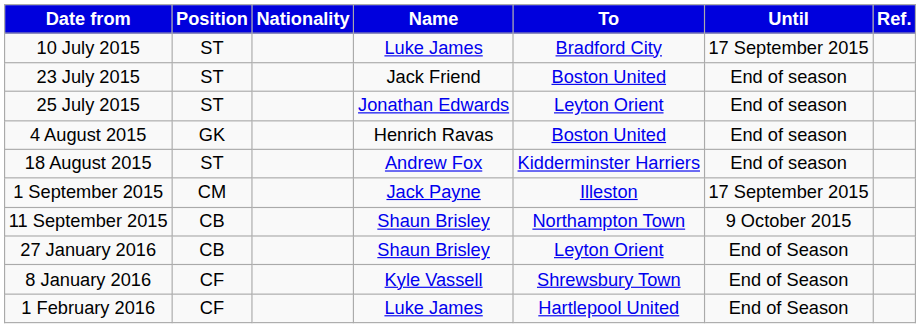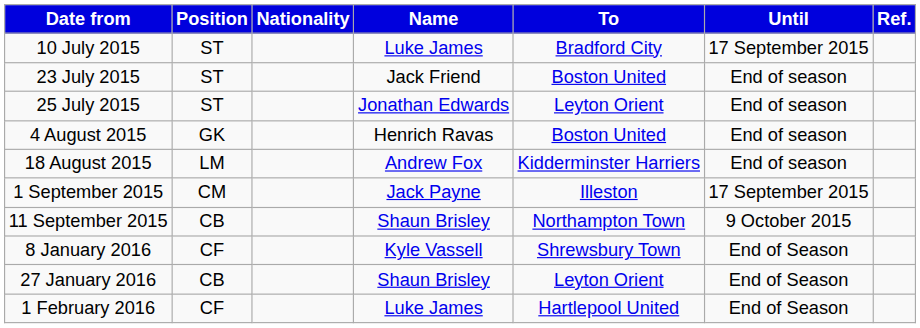(212, 163) ST -> (212, 163) LM
rows swapped: (88, 279) <-> (88, 250)
